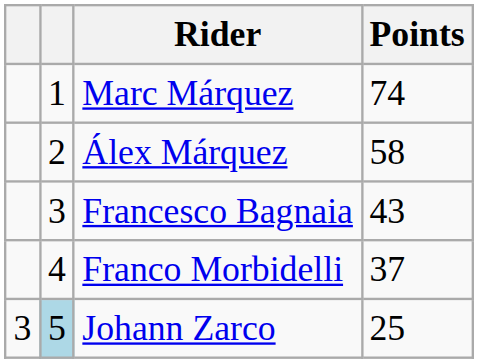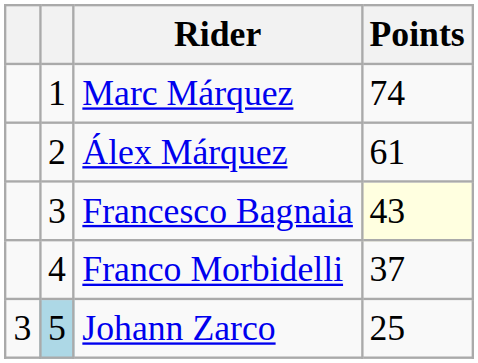(387, 151) 58 -> (387, 151) 61
(387, 210) no background -> (387, 210) lightyellow background
